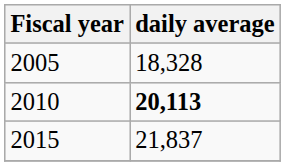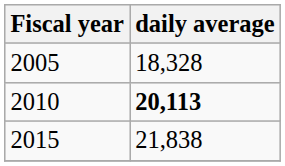(169, 140) 21,837 -> (169, 140) 21,838
